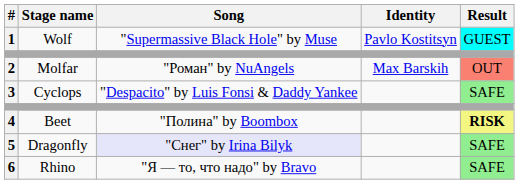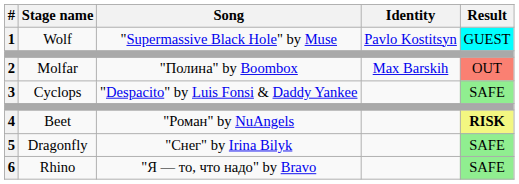(229, 68) "Роман" by NuAngels -> (229, 68) "Полина" by Boombox
(229, 121) "Полина" by Boombox -> (229, 121) "Роман" by NuAngels
(229, 144) lavender background -> (229, 144) no background
